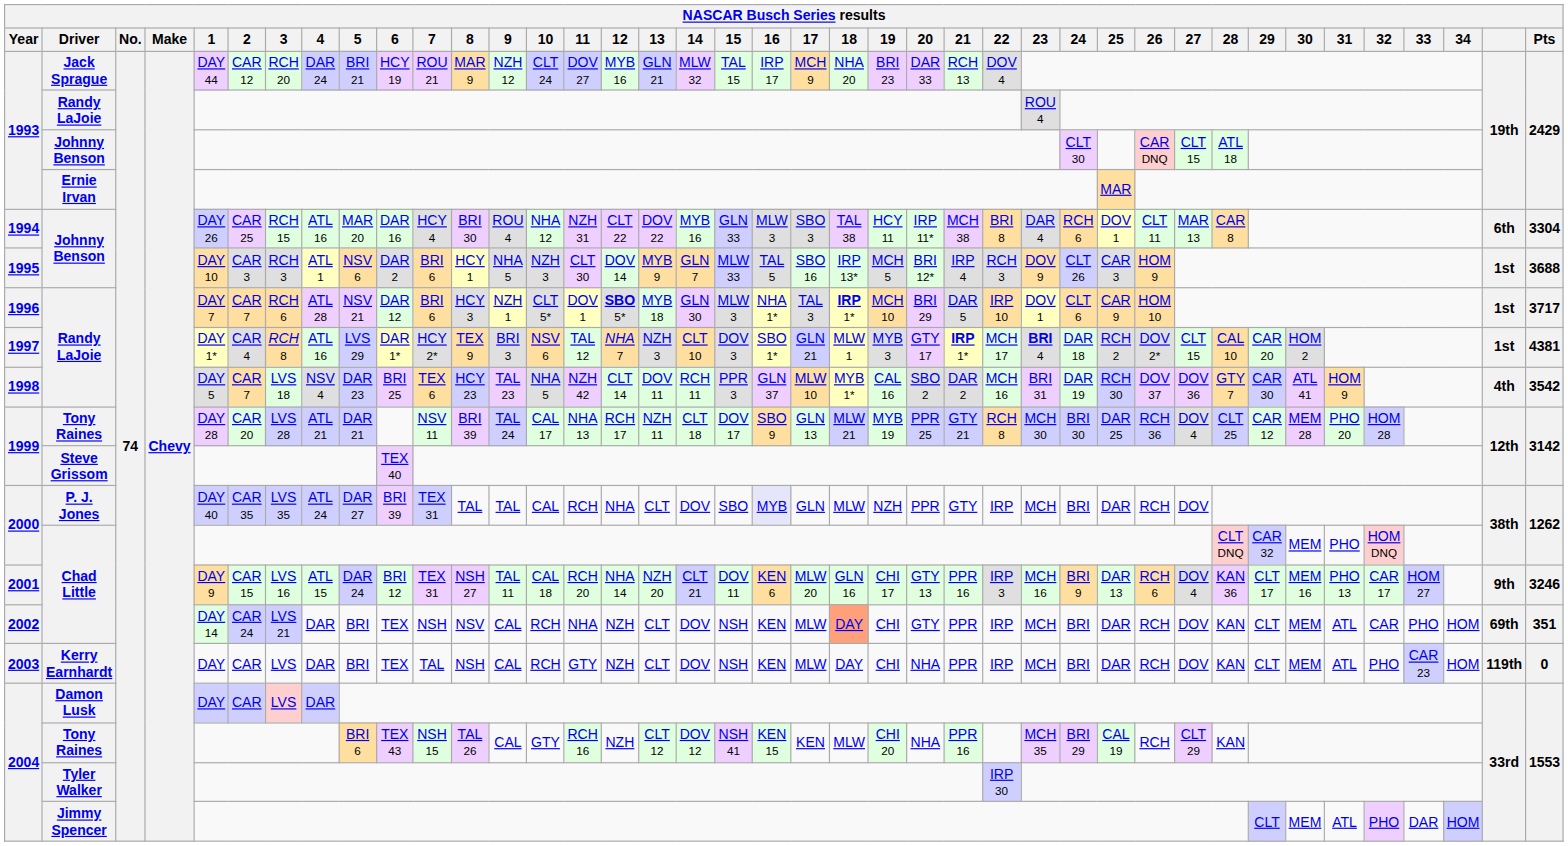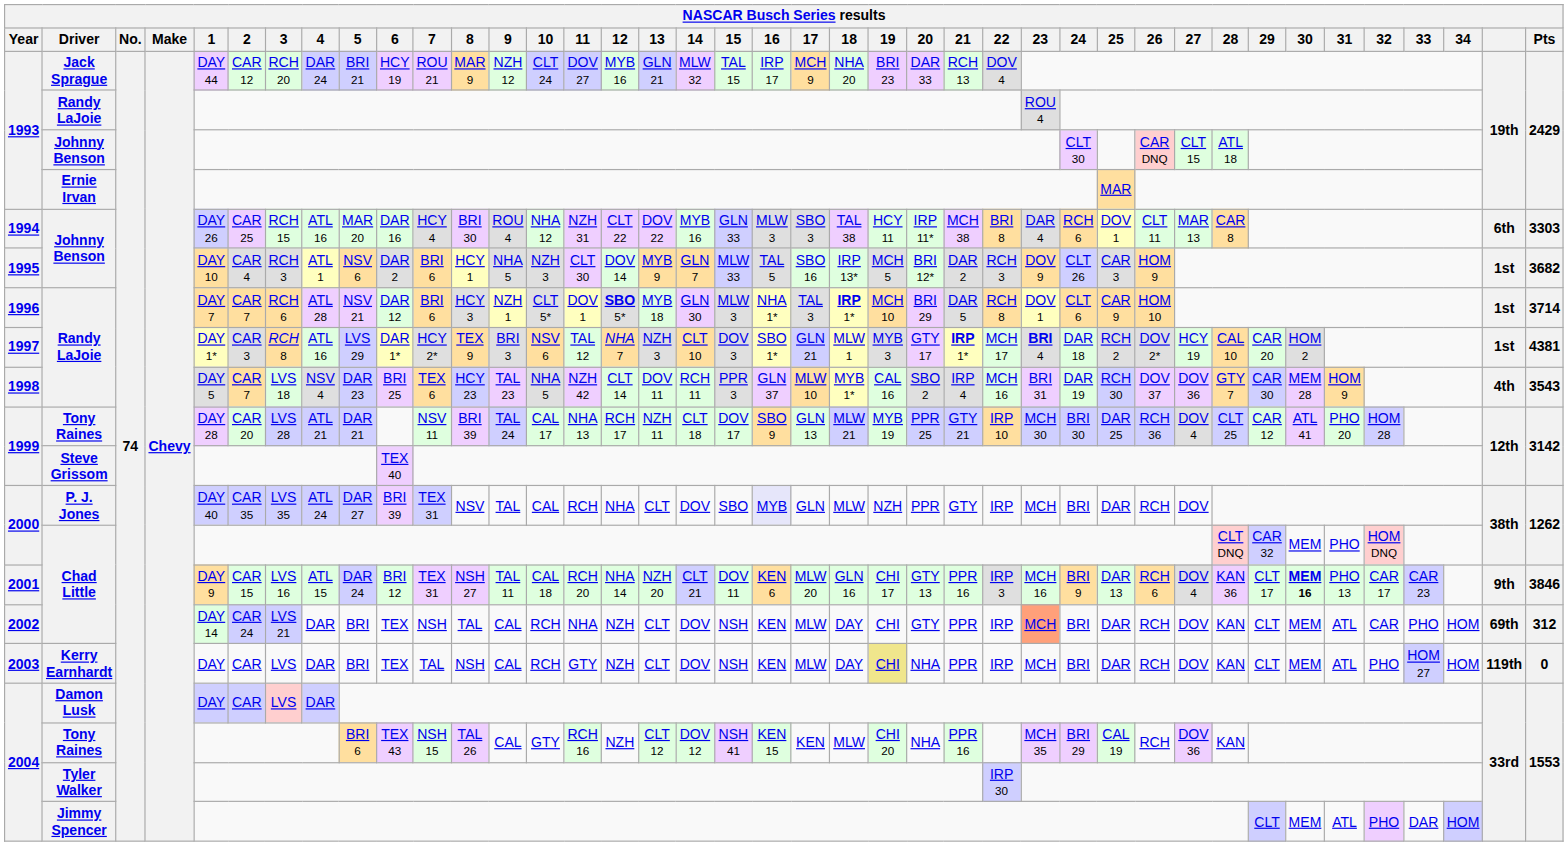(1545, 229) 3304 -> (1545, 229) 3303
(247, 268) CAR 3 -> (247, 268) CAR 4
(963, 268) IRP 4 -> (963, 268) DAR 2
(1545, 268) 3688 -> (1545, 268) 3682
(1002, 307) IRP 10 -> (1002, 307) RCH 8
(1545, 308) 3717 -> (1545, 308) 3714
(247, 347) CAR 4 -> (247, 347) CAR 3
(1193, 347) CLT 15 -> (1193, 347) HCY 19
(963, 386) DAR 2 -> (963, 386) IRP 4
(1305, 386) ATL 41 -> (1305, 386) MEM 28
(1545, 387) 3542 -> (1545, 387) 3543
(1002, 426) RCH 8 -> (1002, 426) IRP 10
(1305, 426) MEM 28 -> (1305, 426) ATL 41
(470, 505) TAL -> (470, 505) NSV
(1305, 584) normal -> (1305, 584) bold
(1424, 584) HOM 27 -> (1424, 584) CAR 23
(1545, 584) 3246 -> (1545, 584) 3846
(470, 624) NSV -> (470, 624) TAL
(849, 624) lightsalmon background -> (849, 624) no background
(1040, 624) no background -> (1040, 624) lightsalmon background
(1545, 624) 351 -> (1545, 624) 312
(888, 663) no background -> (888, 663) khaki background
(1424, 663) CAR 23 -> (1424, 663) HOM 27
(1193, 742) CLT 29 -> (1193, 742) DOV 36
